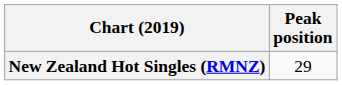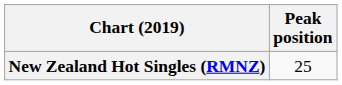(303, 65) 29 -> (303, 65) 25
